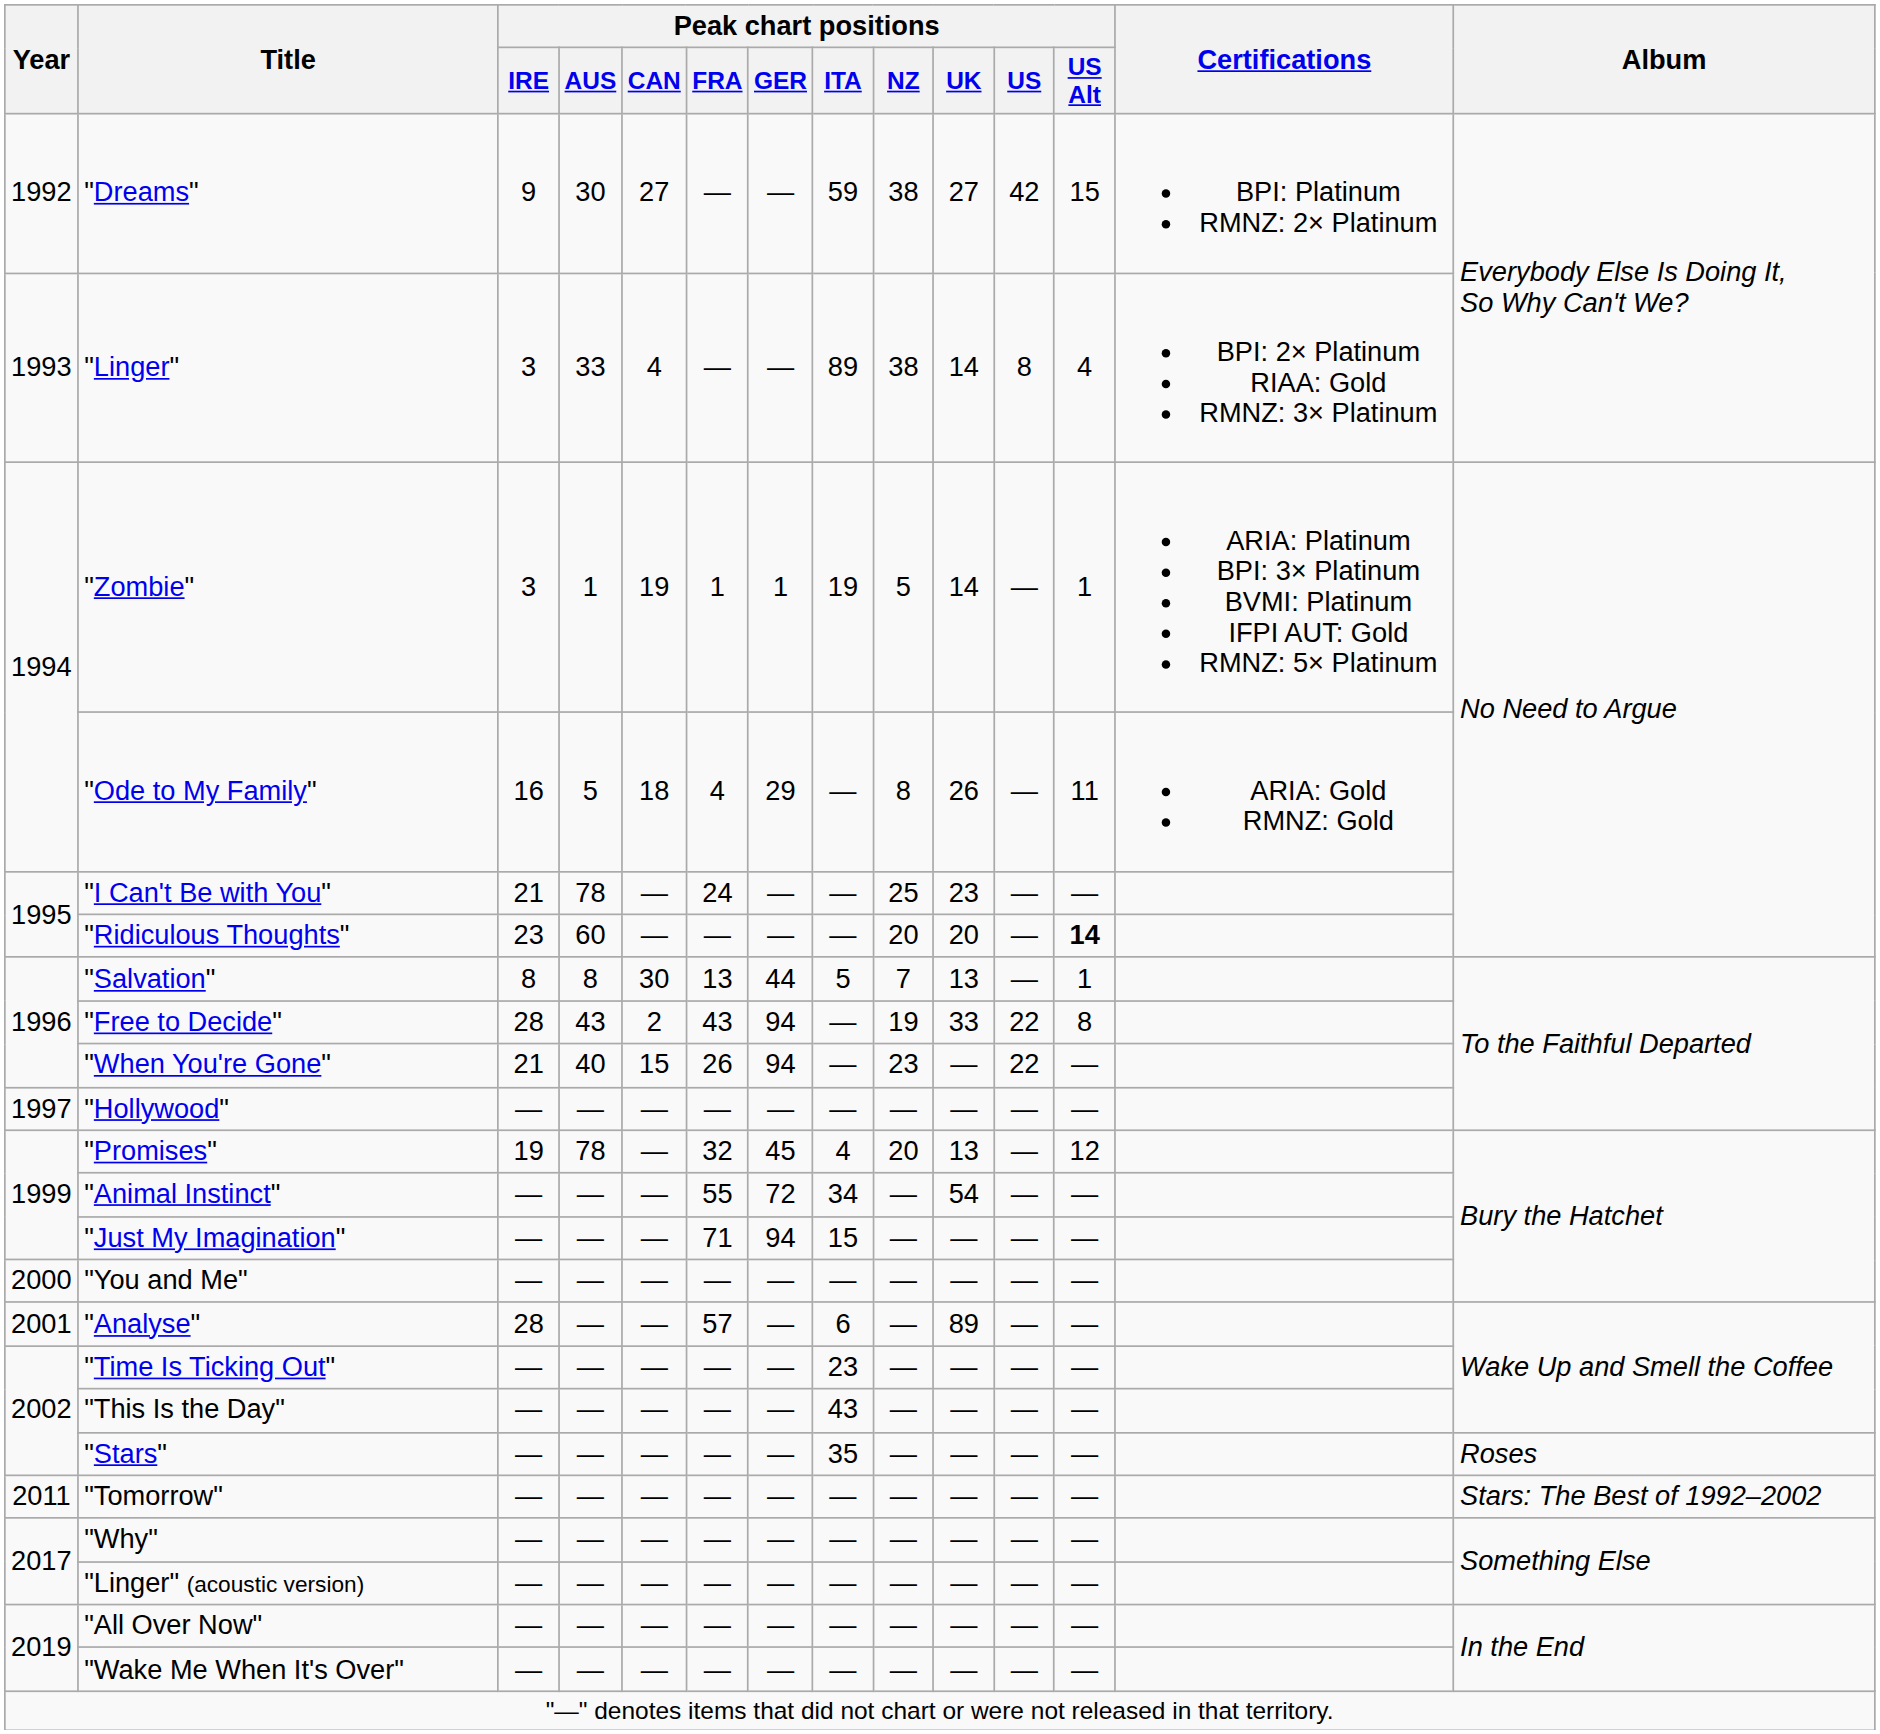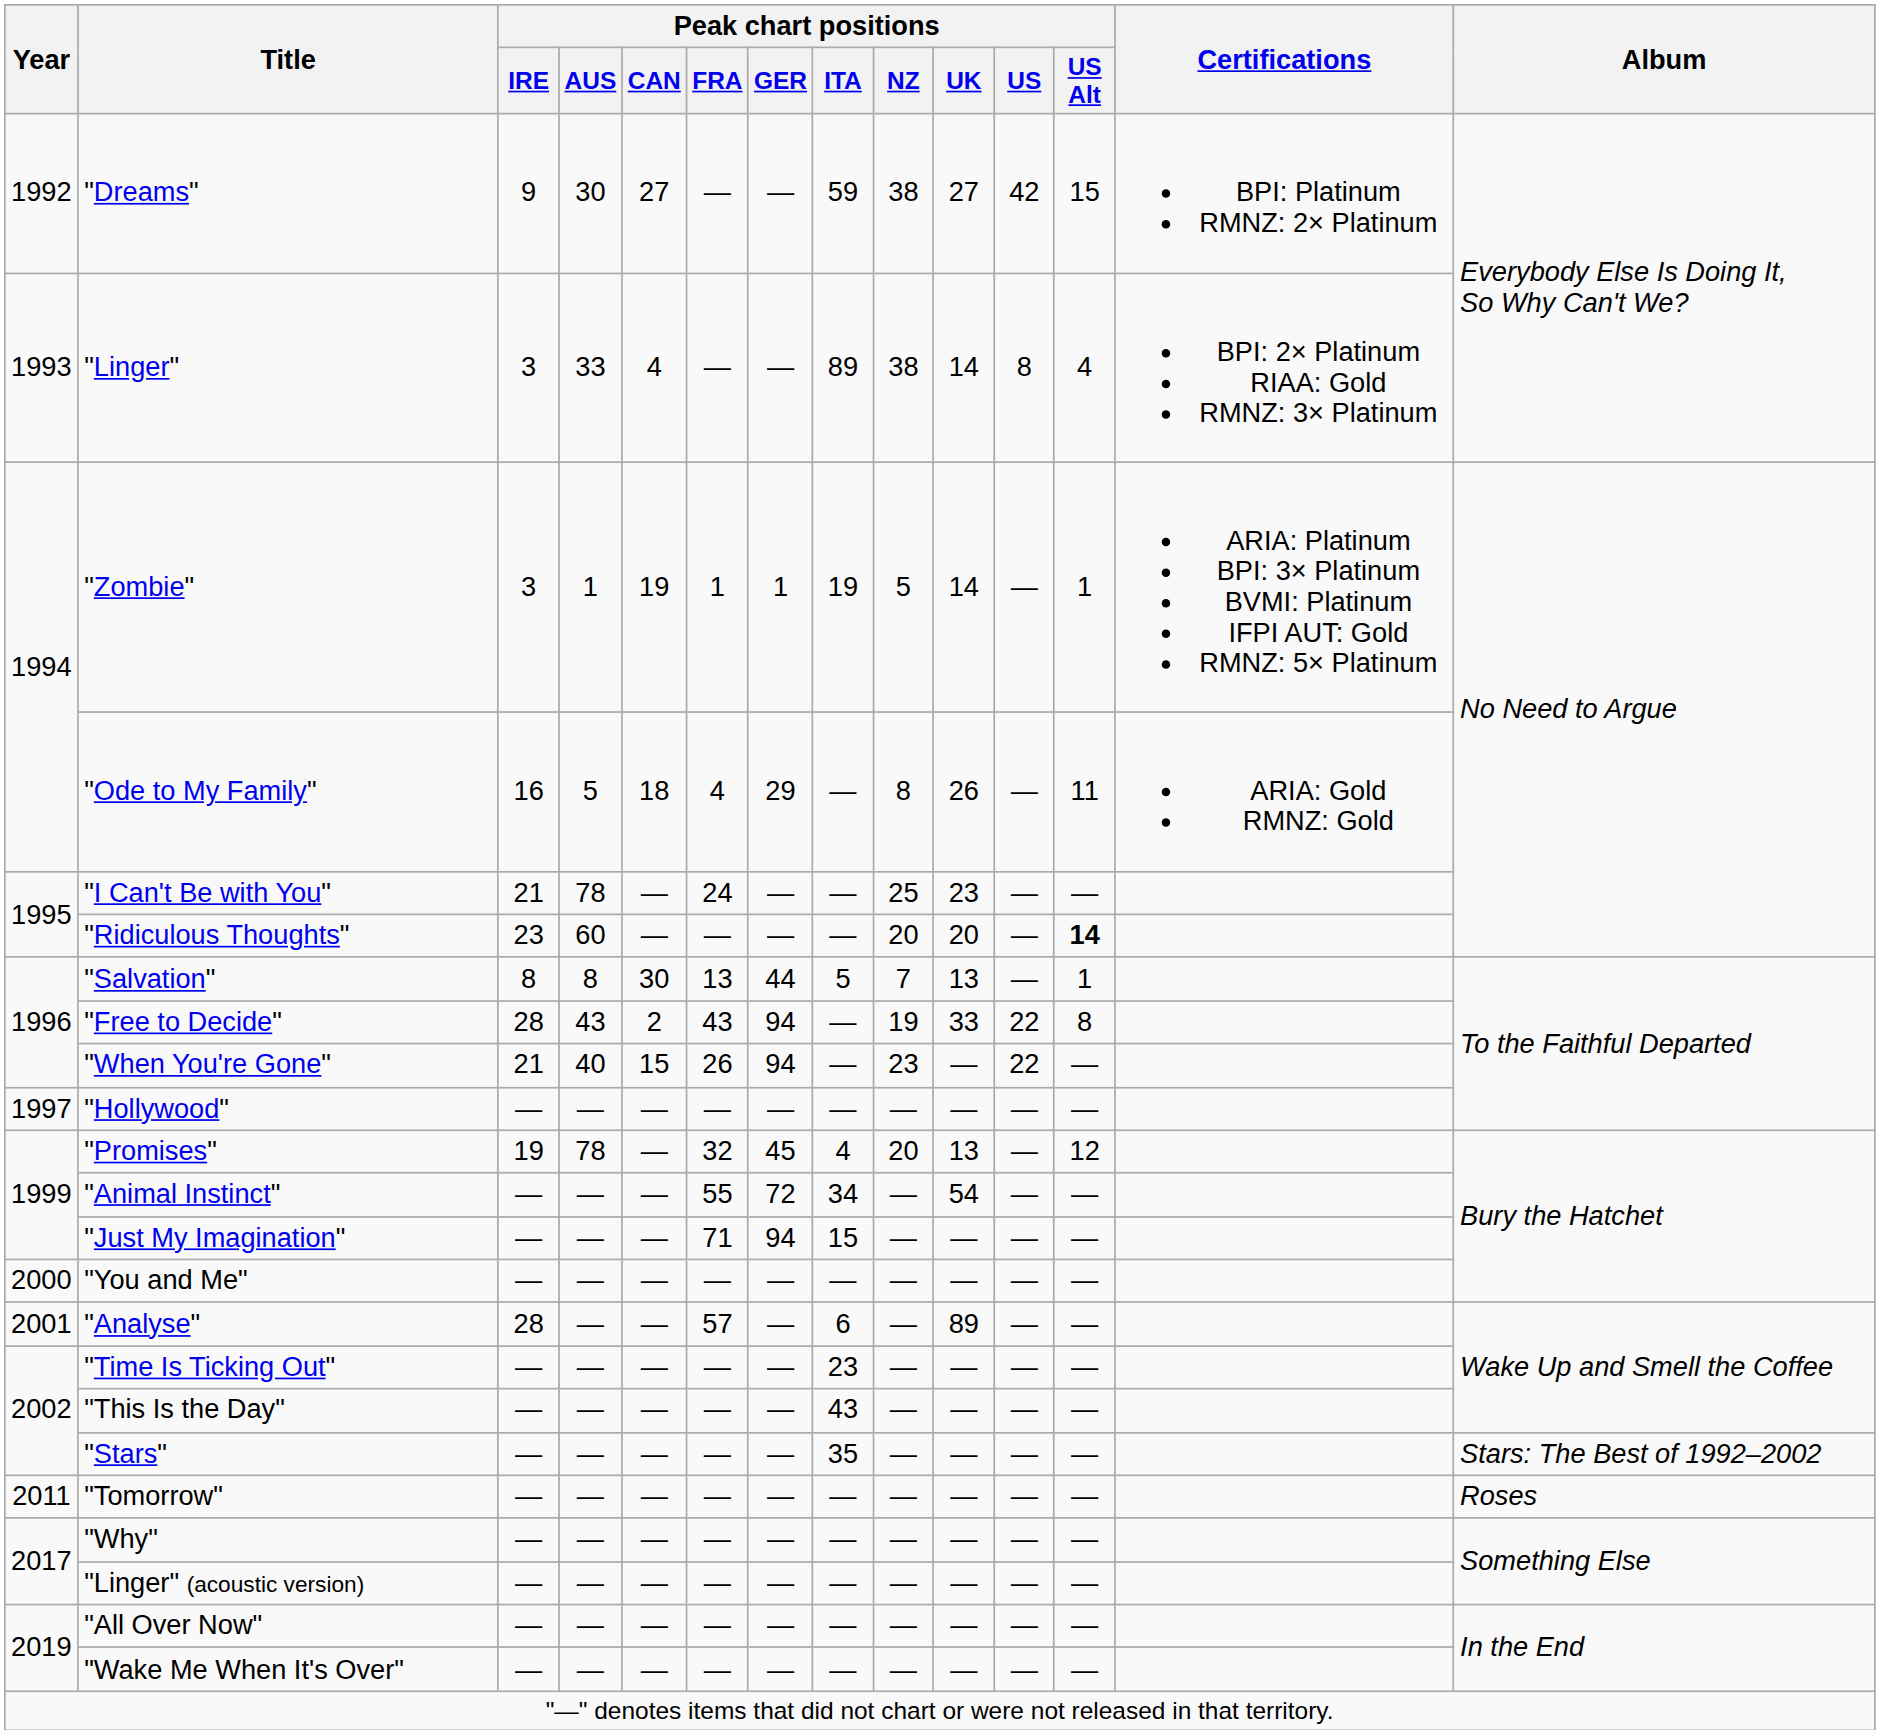(1499, 1453) Roses -> (1641, 1453) Stars: The Best of 1992–2002
(1641, 1496) Stars: The Best of 1992–2002 -> (1499, 1496) Roses
